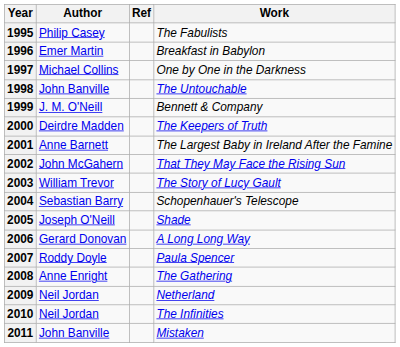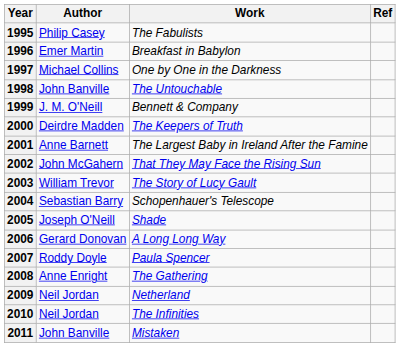columns swapped: (274, 13) <-> (141, 13)
